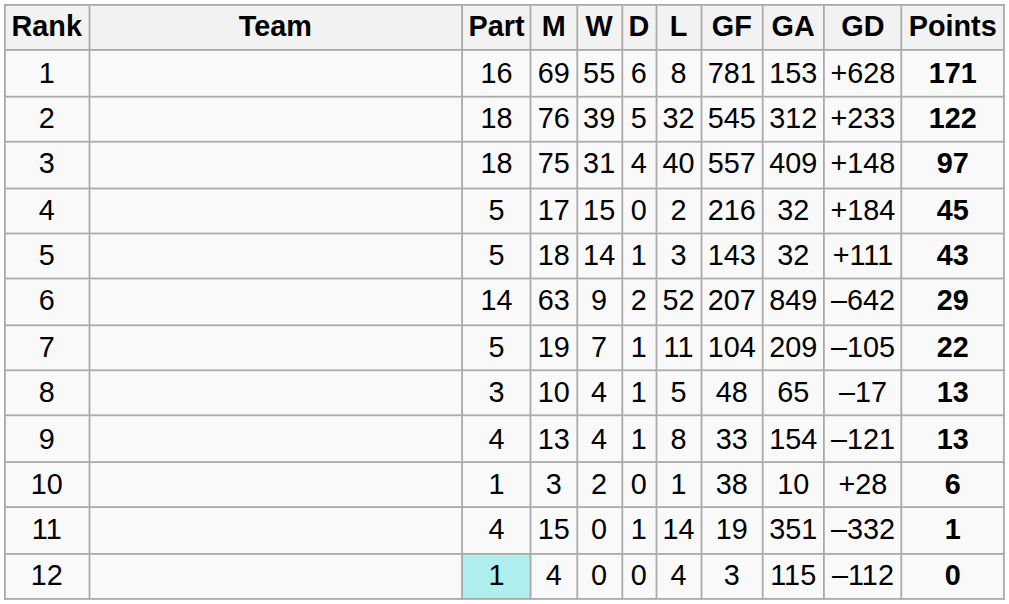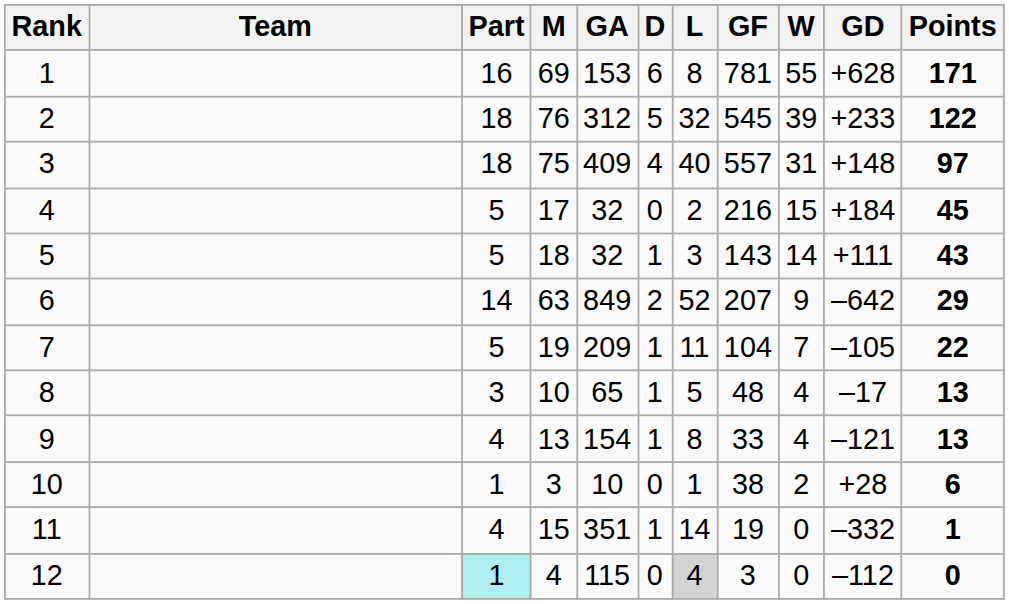columns swapped: (599, 27) <-> (793, 27)
(679, 575) no background -> (695, 575) lightgrey background
